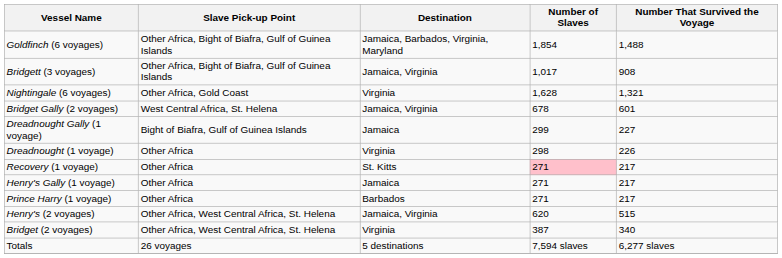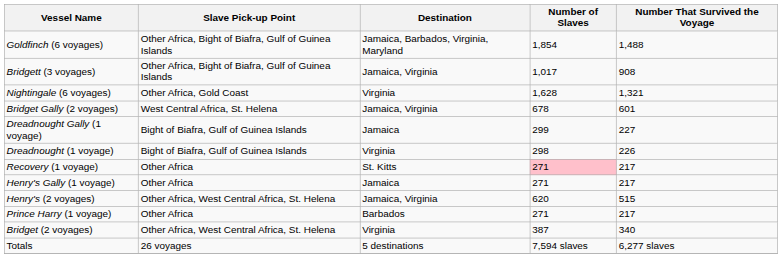(167, 151) Other Africa -> (224, 151) Bight of Biafra, Gulf of Guinea Islands
rows swapped: (51, 214) <-> (59, 198)
